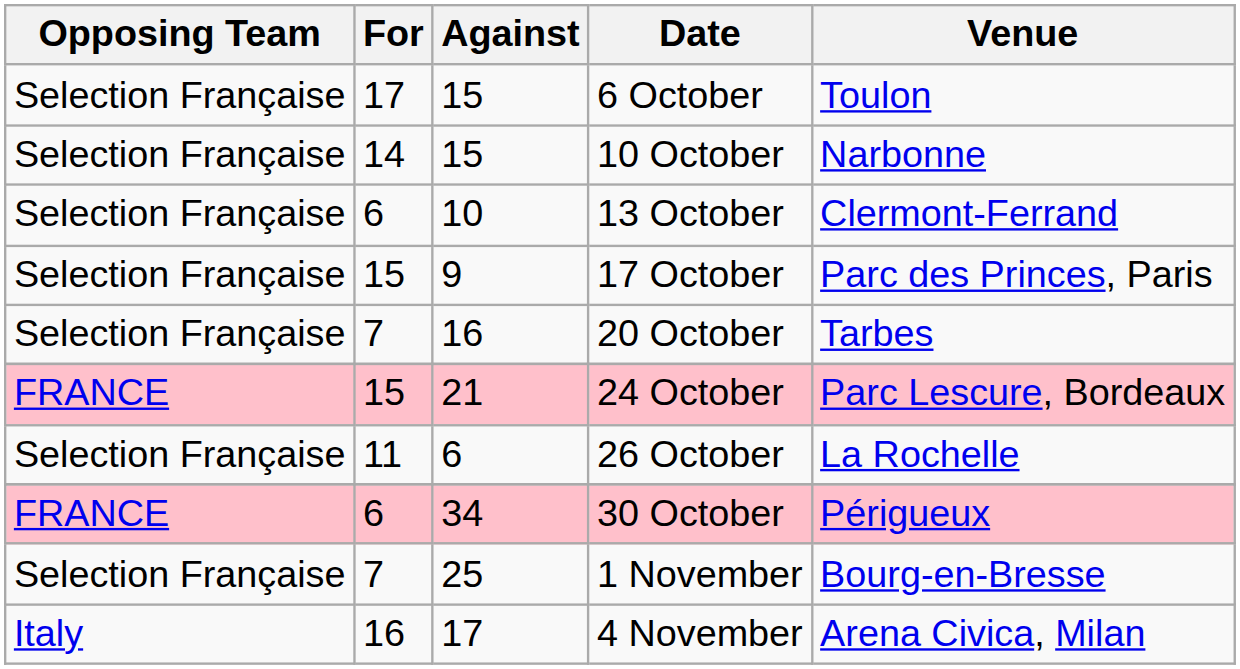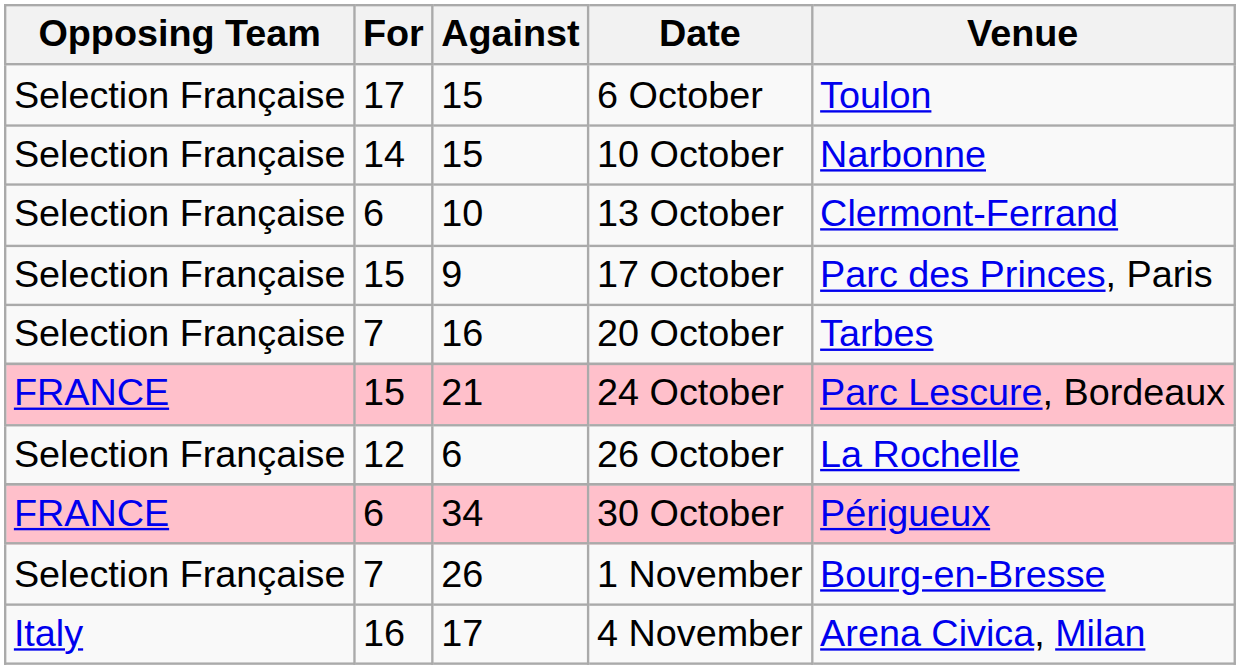(383, 453) 11 -> (384, 453) 12
(462, 573) 25 -> (462, 573) 26
